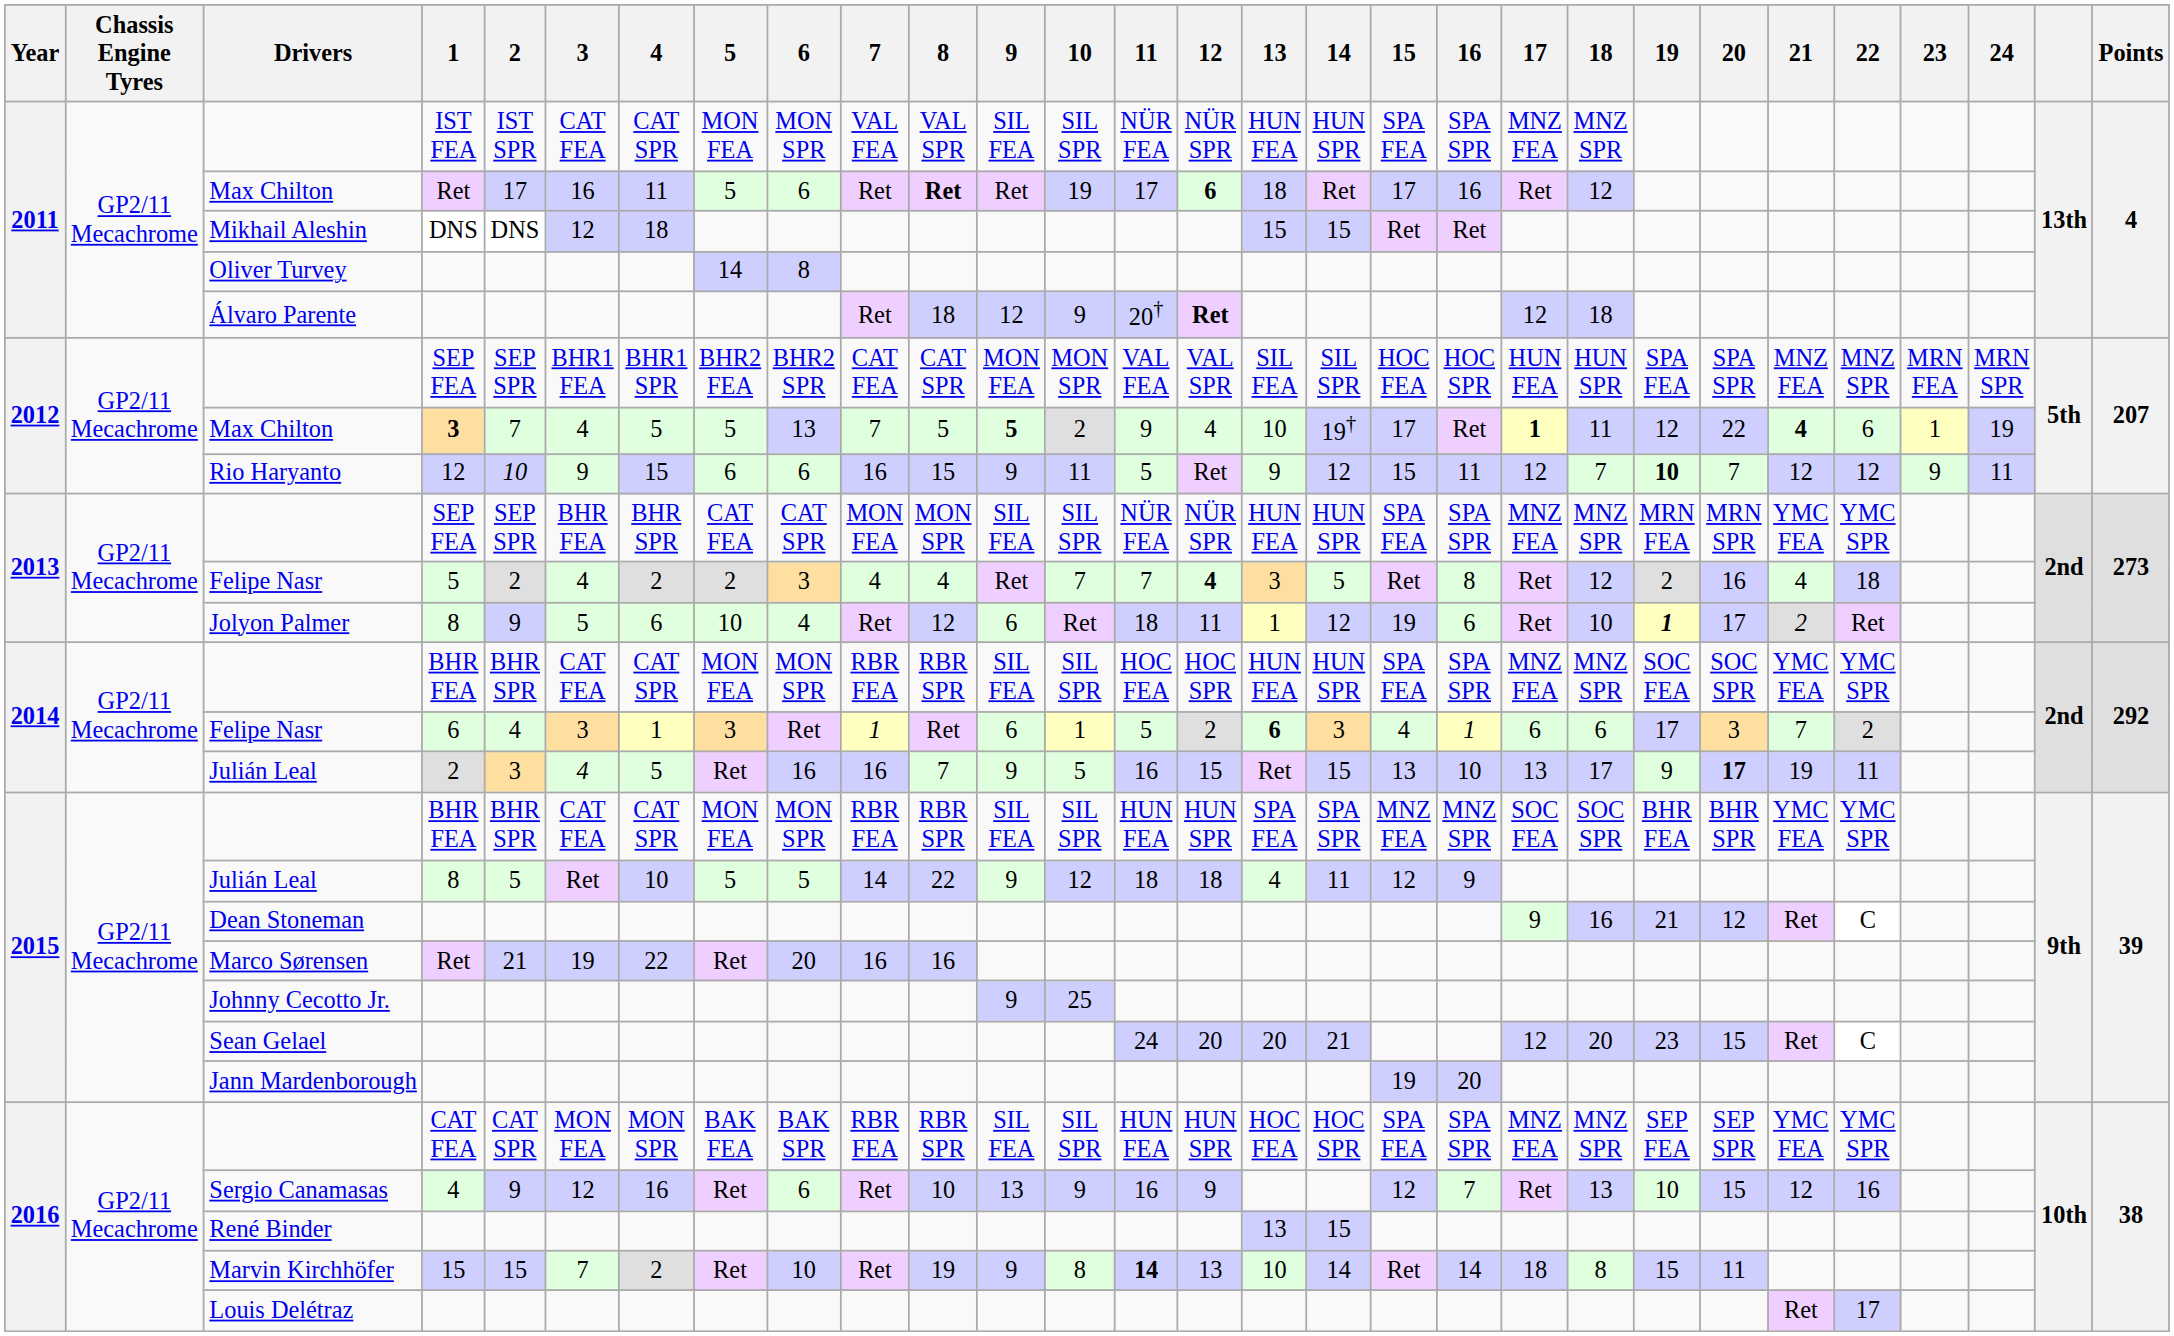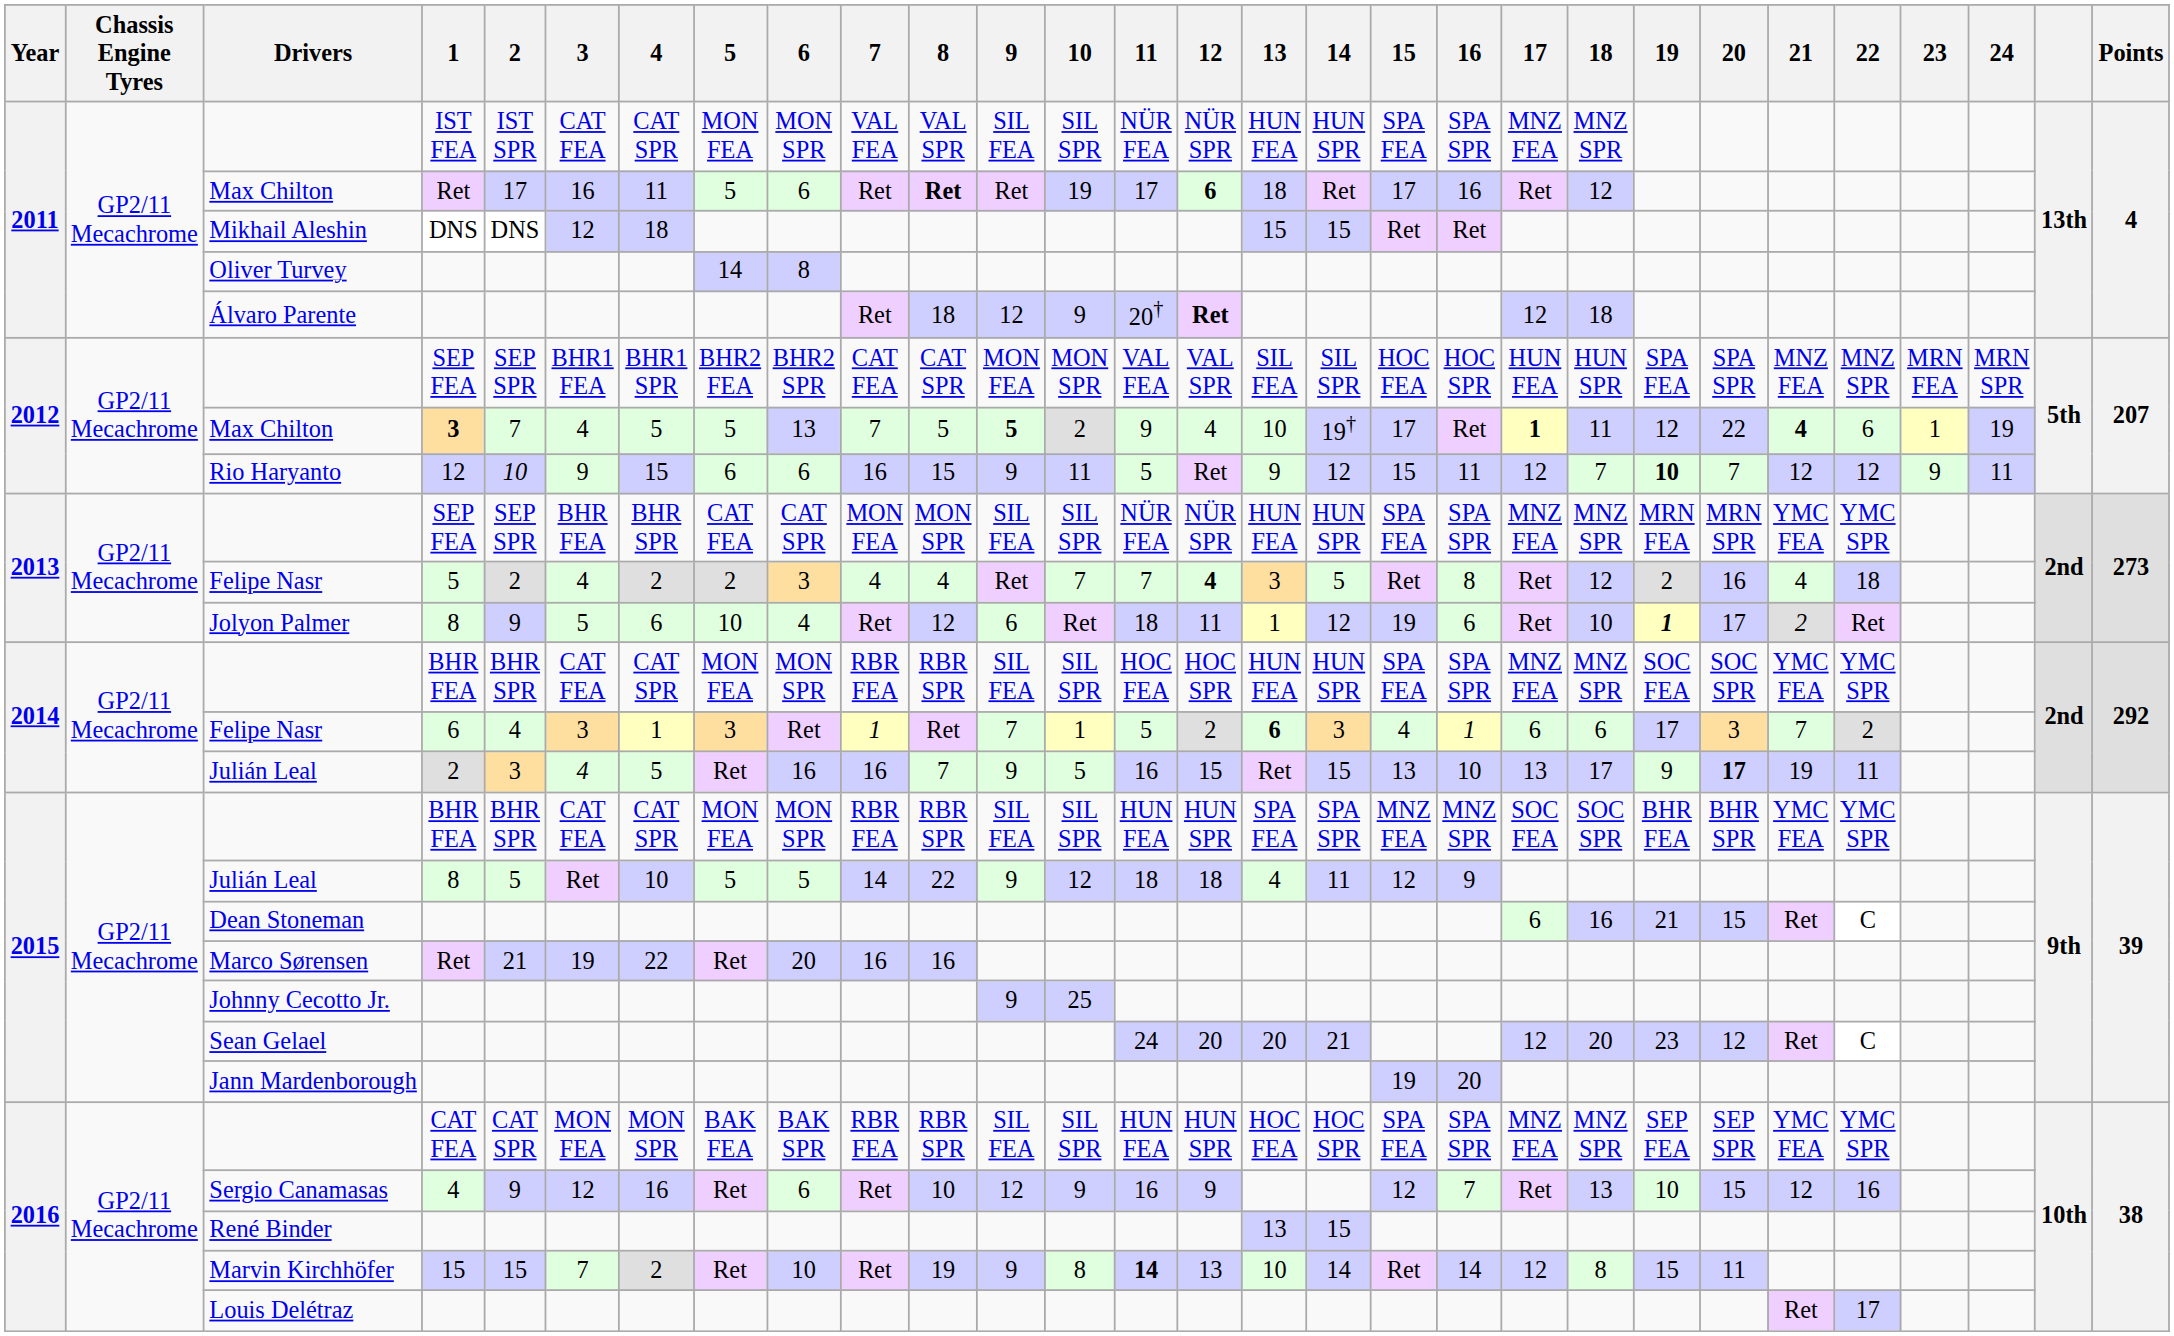(1011, 730) 6 -> (1011, 730) 7
(1535, 920) 9 -> (1535, 920) 6
(1734, 920) 12 -> (1734, 920) 15
(1734, 1040) 15 -> (1734, 1040) 12
(1011, 1189) 13 -> (1011, 1189) 12
(1535, 1270) 18 -> (1535, 1270) 12
